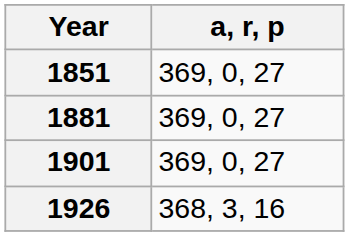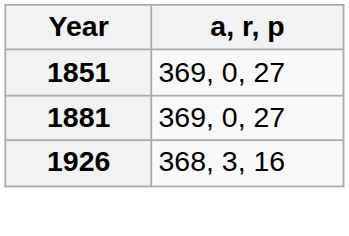- row: (79, 162)
